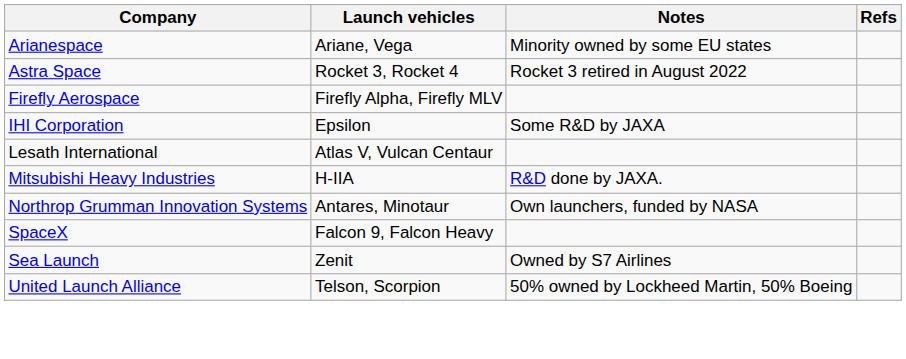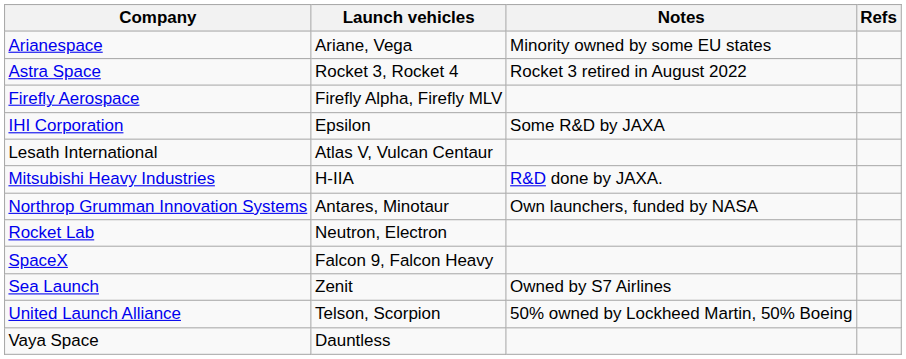+ row: (51, 233)
+ row: (54, 340)
